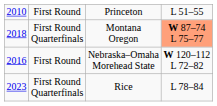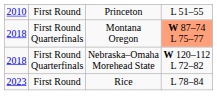(17, 60) 2016 -> (17, 60) 2018
(57, 60) First Round -> (57, 60) First Round Quarterfinals
(57, 87) First Round Quarterfinals -> (57, 81) First Round
